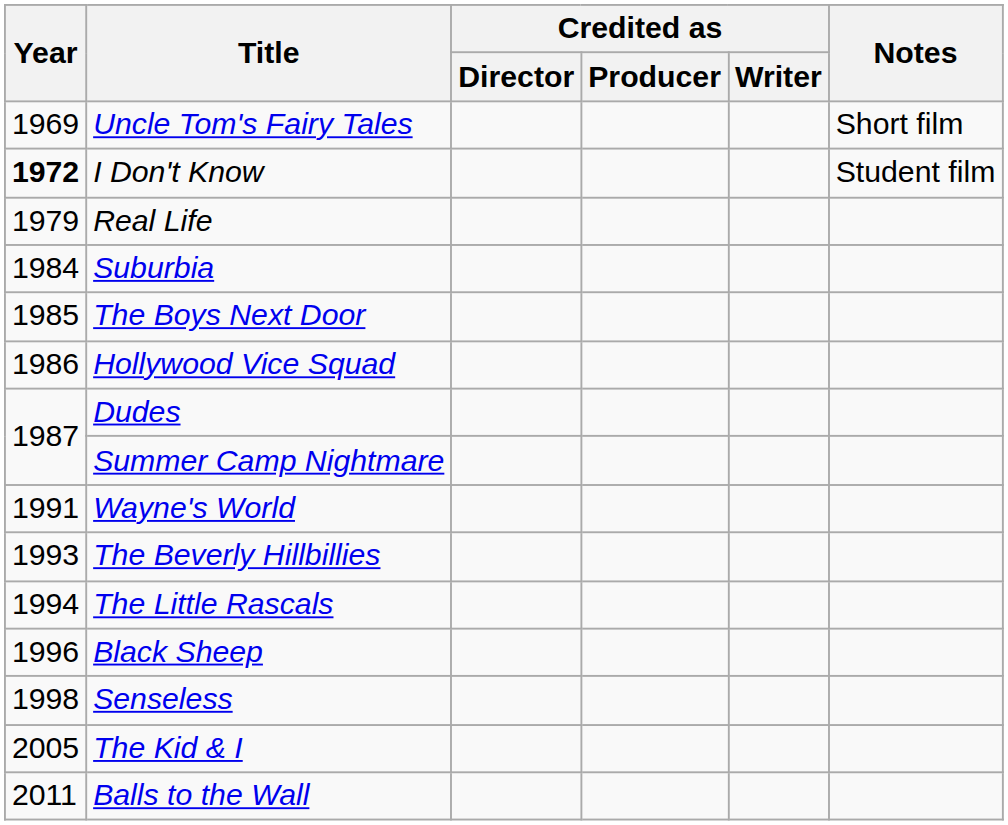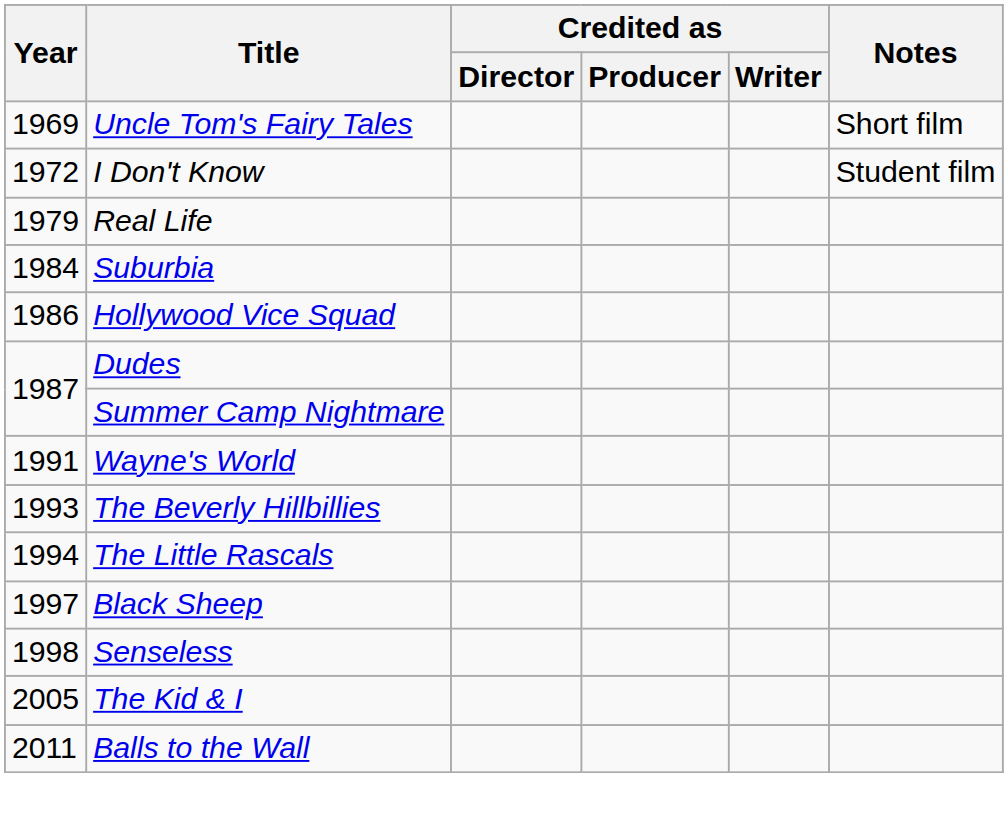(46, 172) bold -> (46, 172) normal
- row: (229, 316)
(46, 651) 1996 -> (46, 603) 1997
